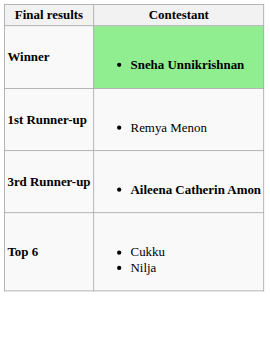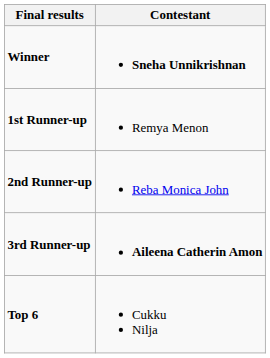(179, 65) lightgreen background -> (180, 65) no background
+ row: (50, 182)
